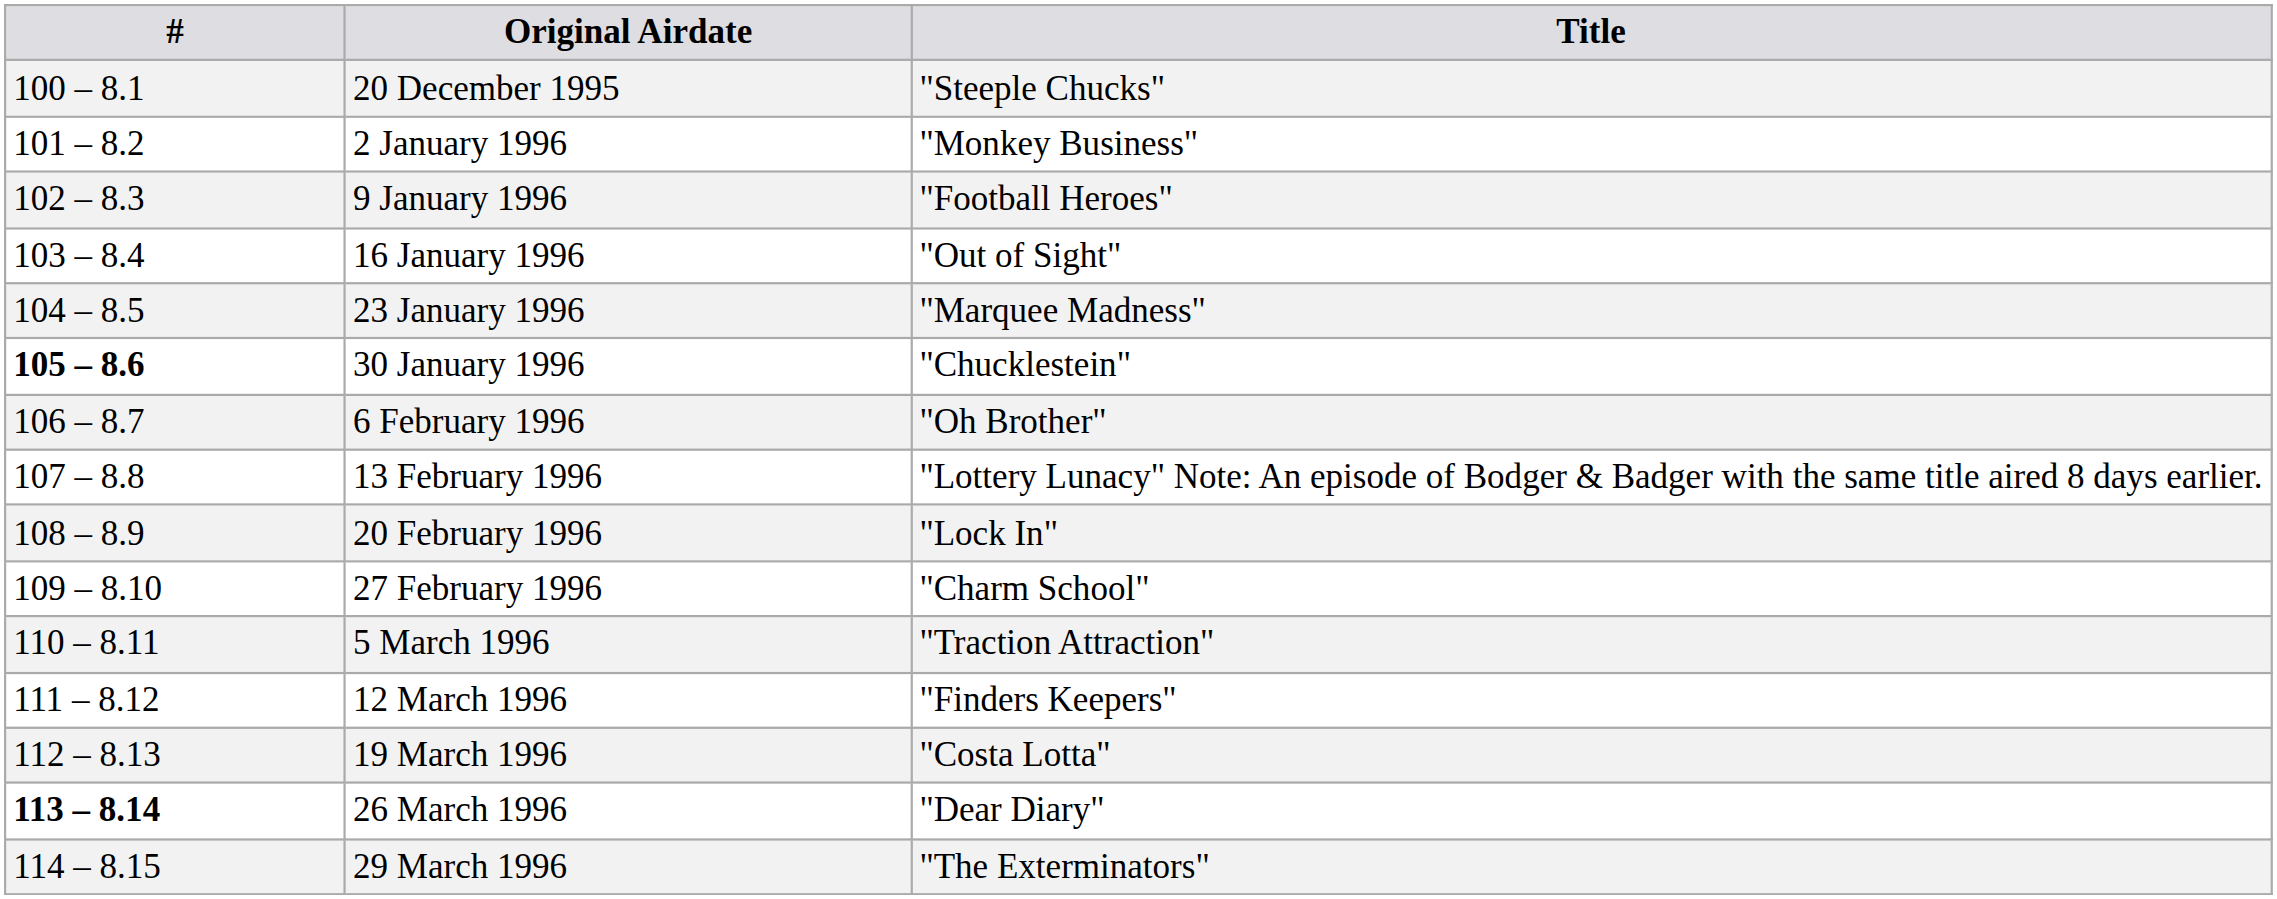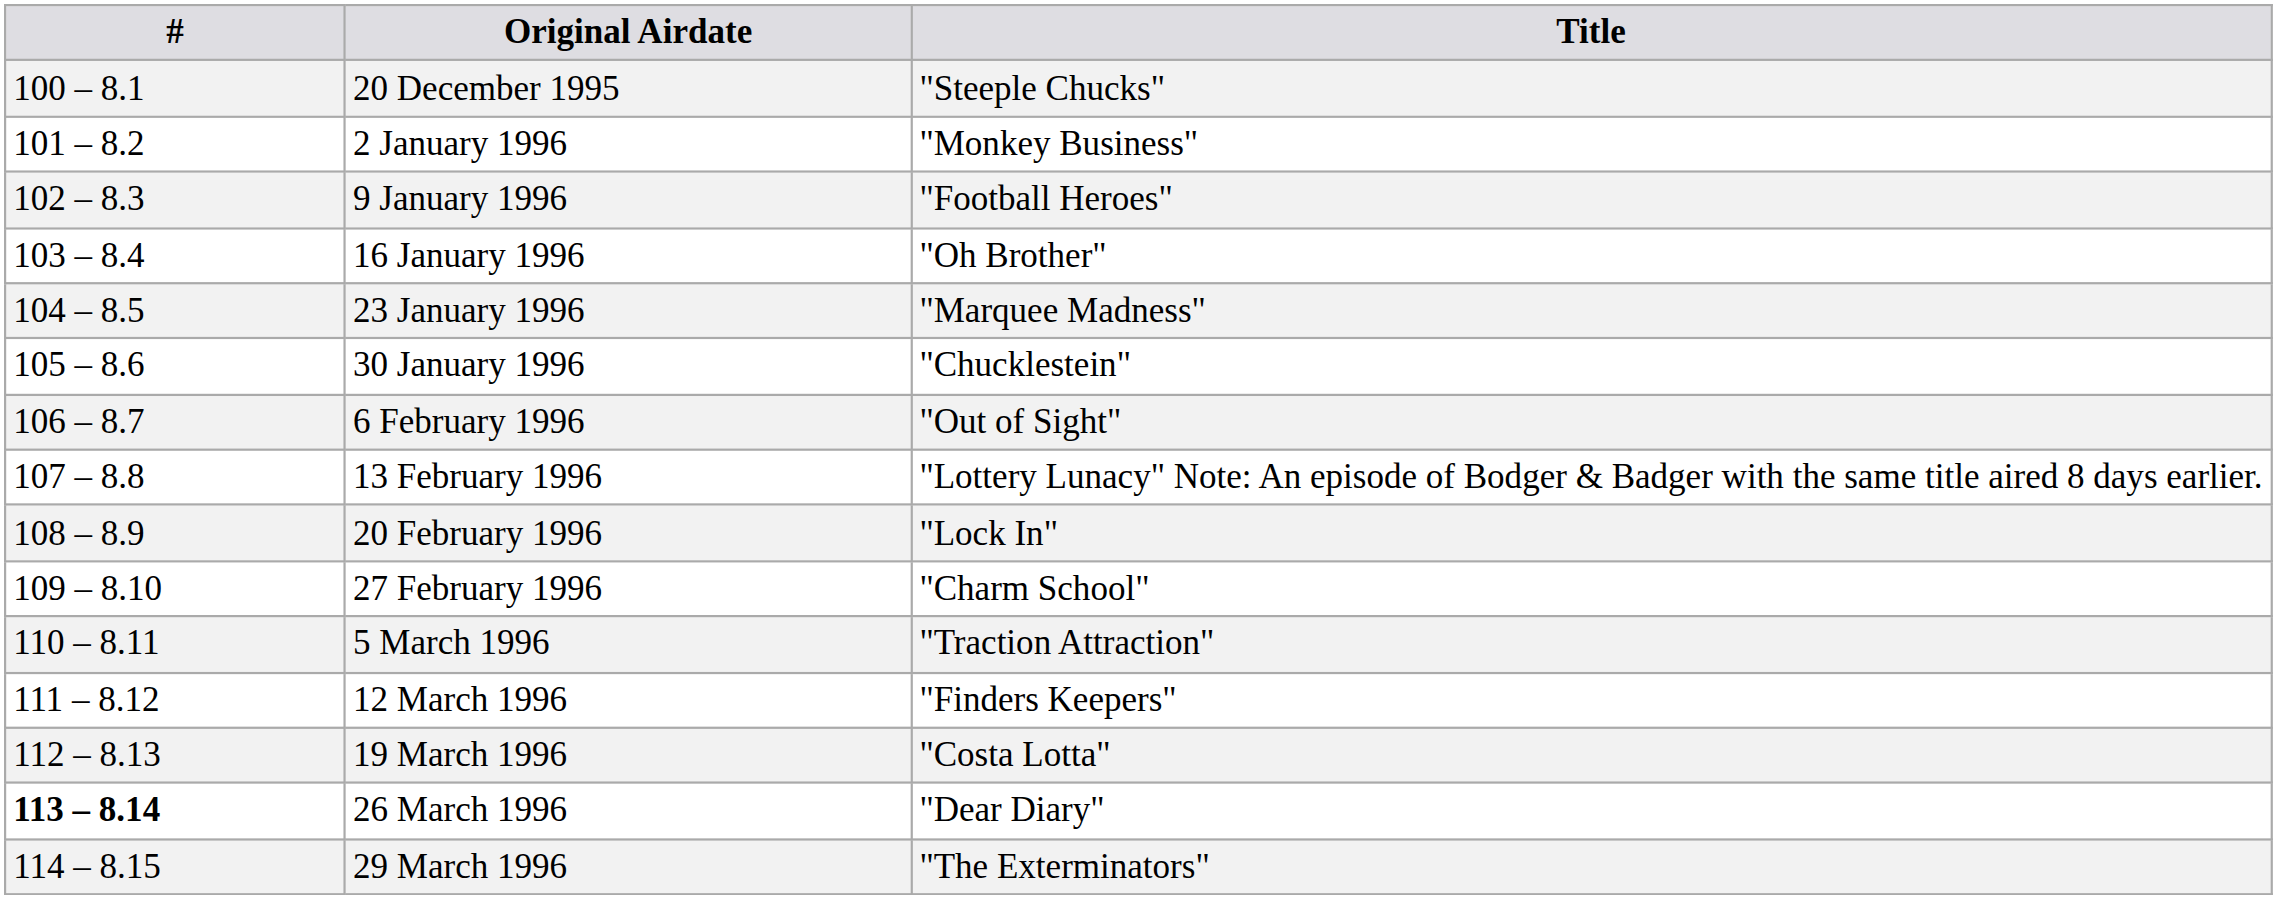(1020, 254) "Out of Sight" -> (1013, 254) "Oh Brother"
(79, 365) bold -> (79, 365) normal
(1013, 421) "Oh Brother" -> (1020, 421) "Out of Sight"
